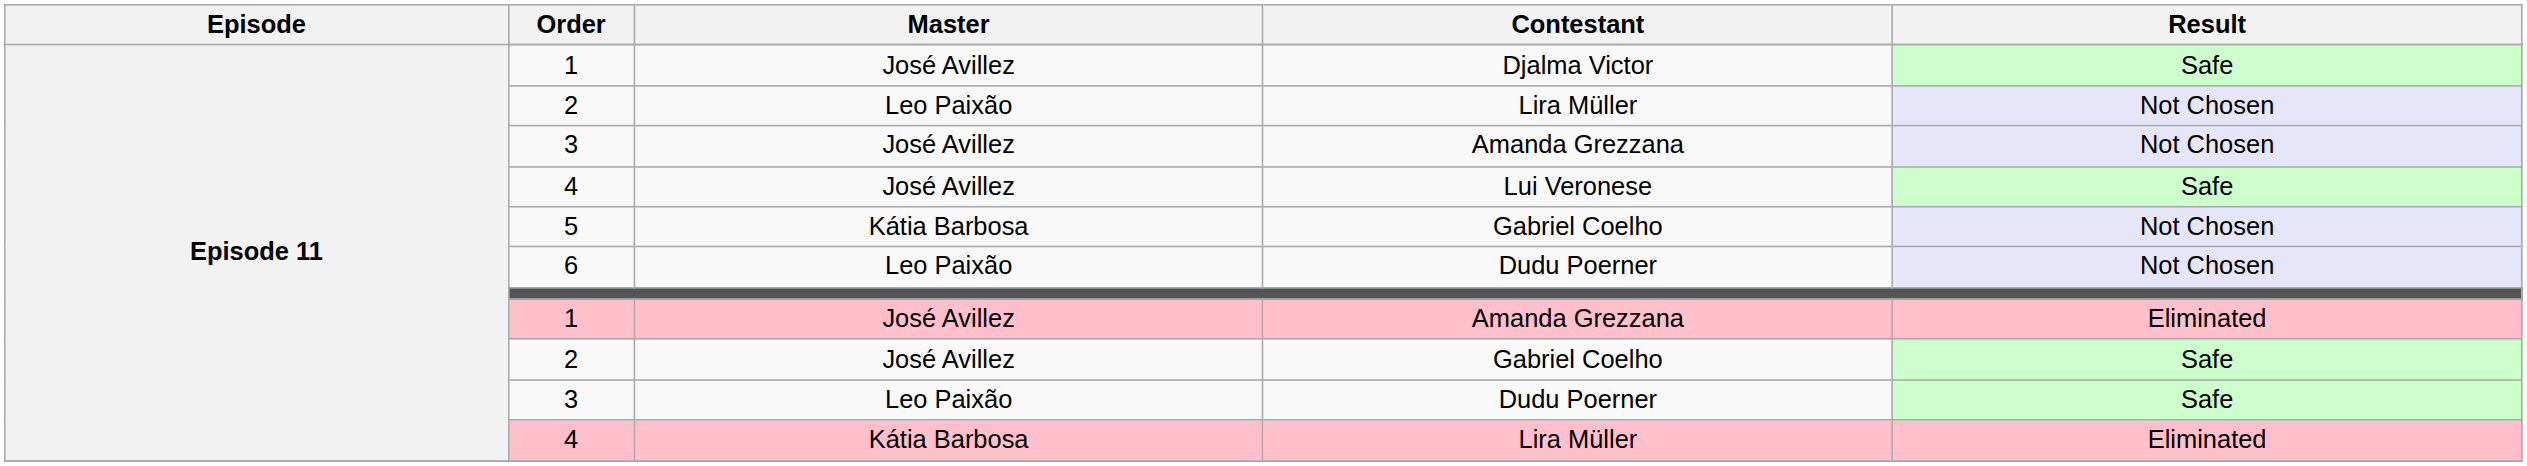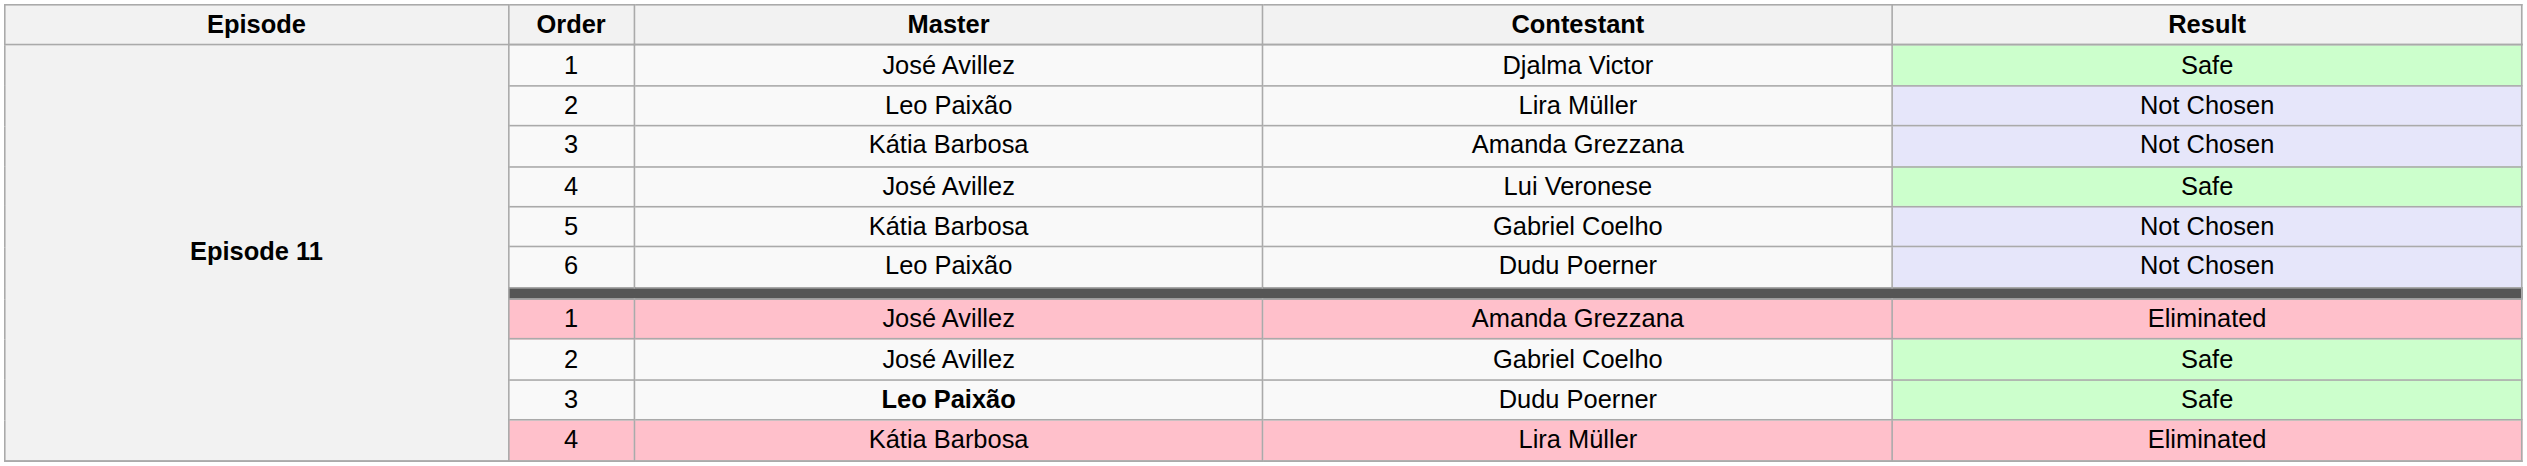(949, 145) José Avillez -> (949, 145) Kátia Barbosa
(949, 399) normal -> (949, 399) bold
